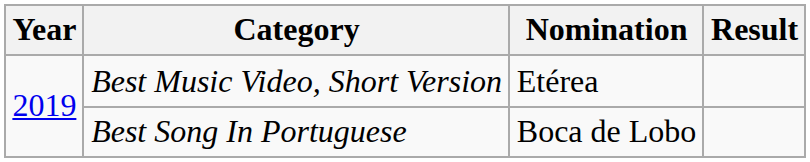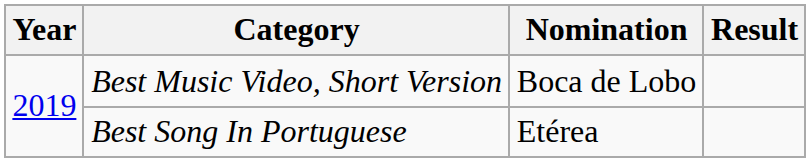(558, 80) Etérea -> (607, 80) Boca de Lobo
(607, 131) Boca de Lobo -> (558, 131) Etérea
